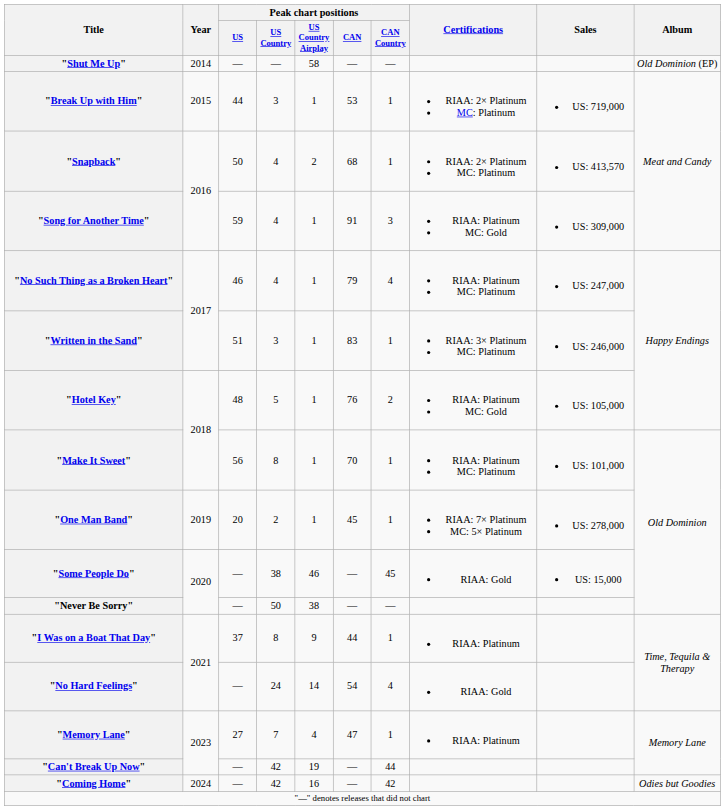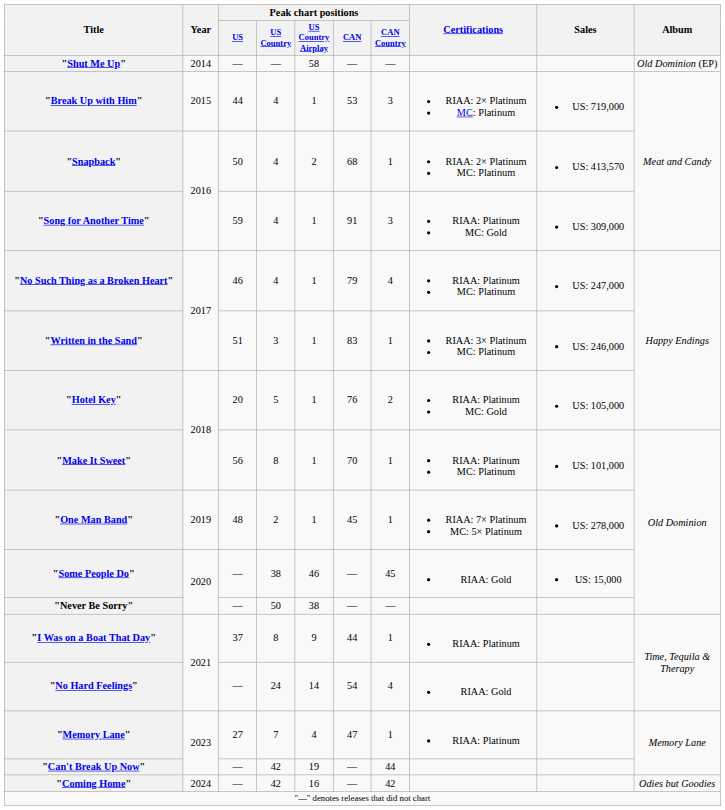(276, 101) 3 -> (276, 101) 4
(390, 101) 1 -> (390, 101) 3
(238, 400) 48 -> (238, 400) 20
(238, 519) 20 -> (238, 519) 48
